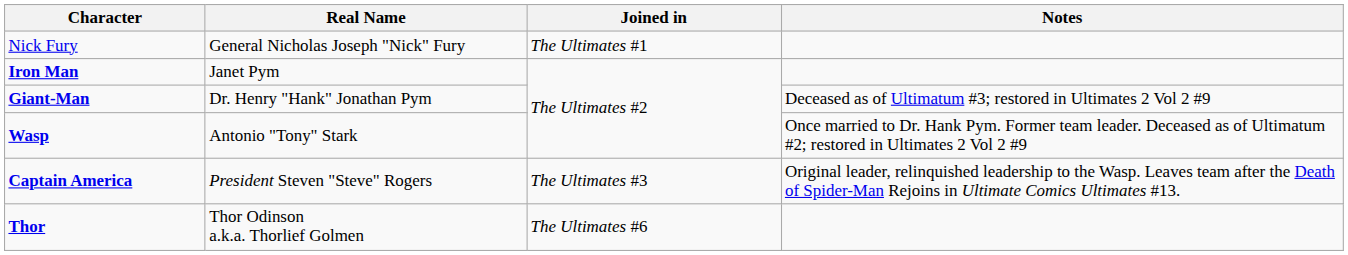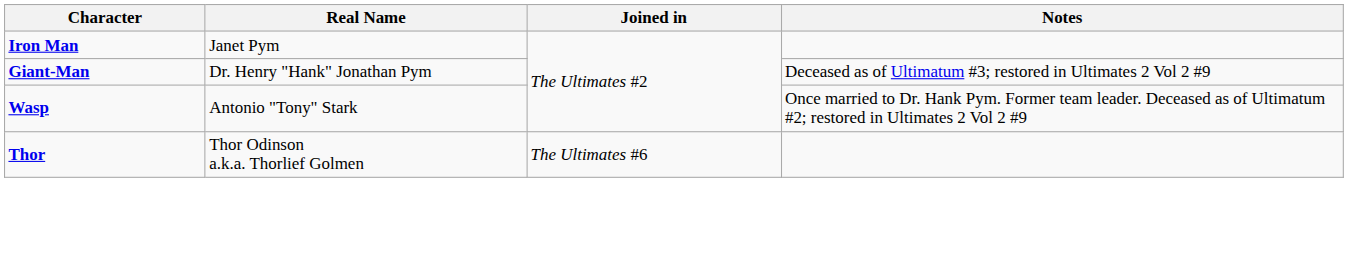- row: (43, 44)
- row: (70, 181)
